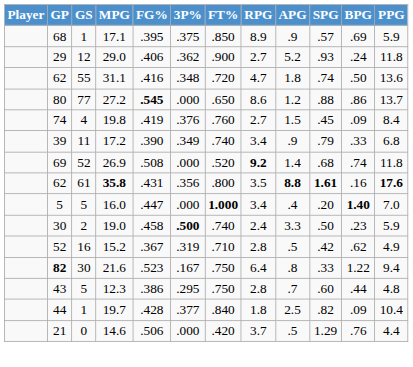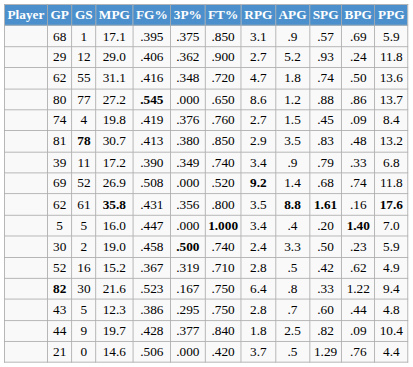(258, 36) 8.9 -> (258, 36) 3.1
+ row: (114, 141)
(84, 309) 1 -> (84, 330) 9
